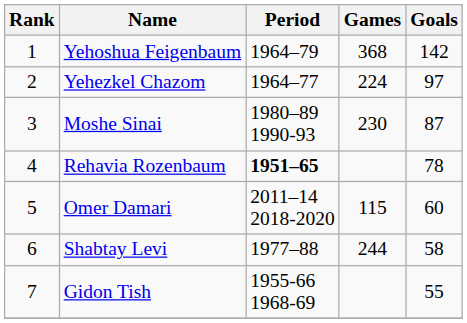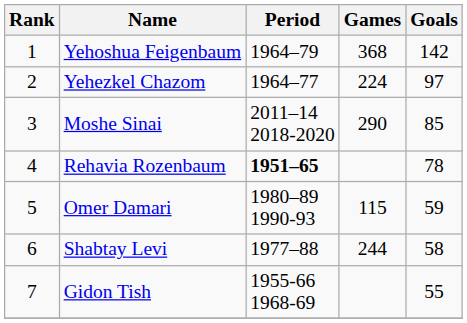(284, 123) 1980–89 1990-93 -> (292, 123) 2011–14 2018-2020
(372, 123) 230 -> (372, 123) 290
(434, 123) 87 -> (434, 123) 85
(292, 207) 2011–14 2018-2020 -> (284, 207) 1980–89 1990-93
(434, 207) 60 -> (434, 207) 59
